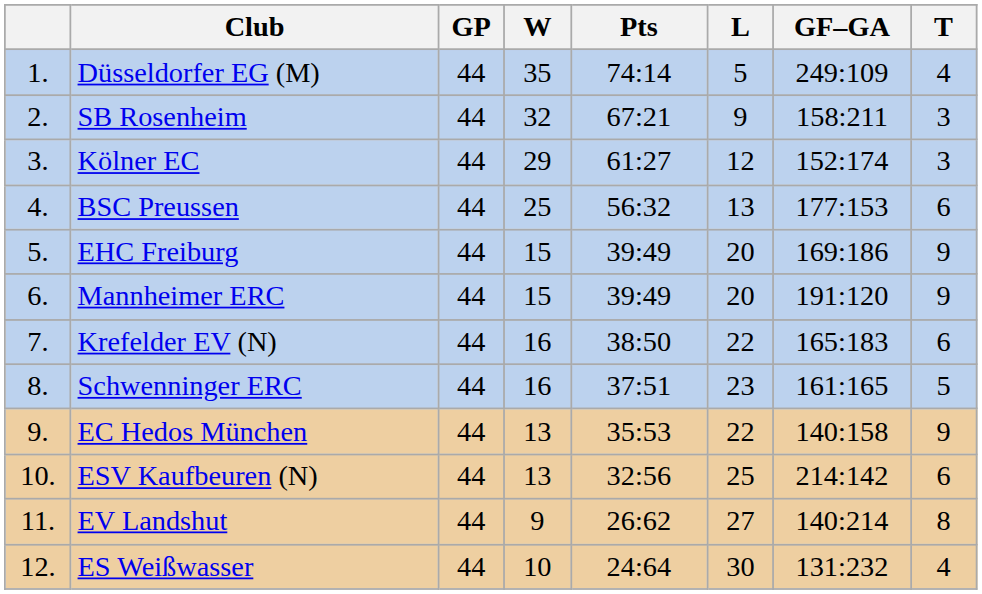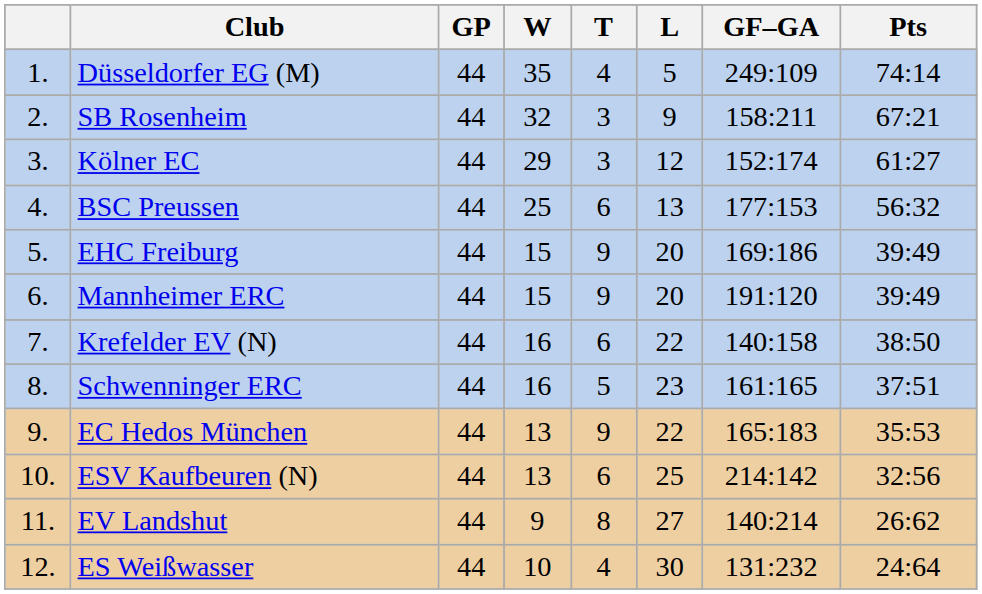columns swapped: (944, 26) <-> (639, 26)
(842, 341) 165:183 -> (771, 341) 140:158
(842, 431) 140:158 -> (771, 431) 165:183
